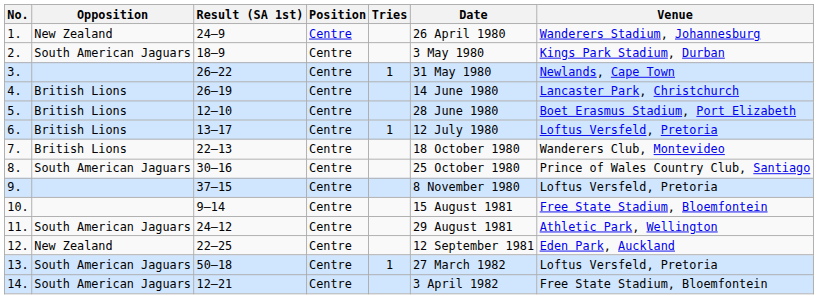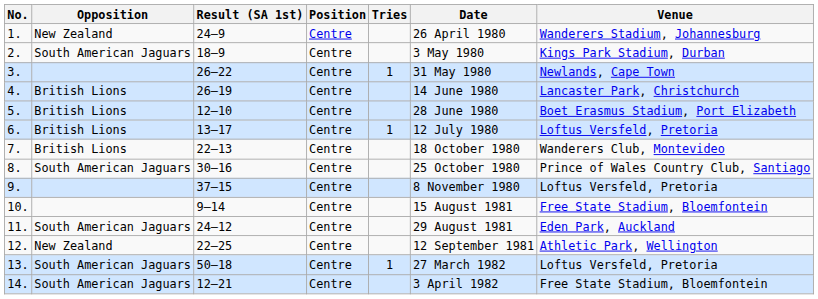(629, 226) Athletic Park, Wellington -> (607, 226) Eden Park, Auckland
(607, 245) Eden Park, Auckland -> (629, 245) Athletic Park, Wellington
